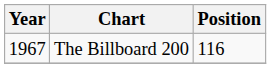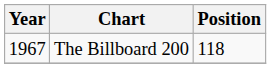(211, 48) 116 -> (211, 48) 118
